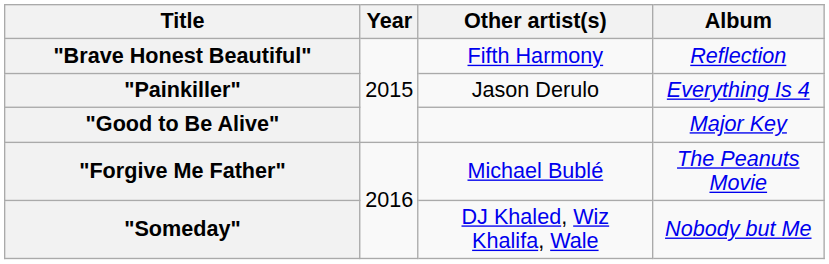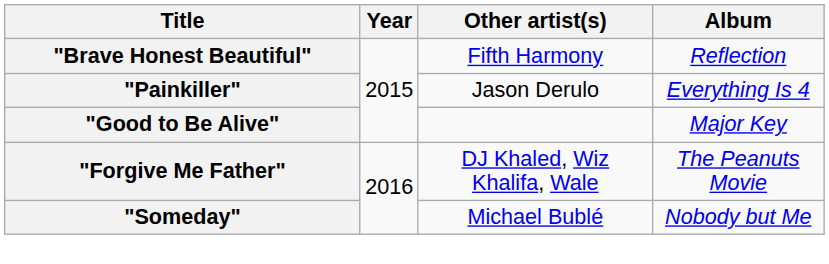(535, 170) Michael Bublé -> (535, 170) DJ Khaled, Wiz Khalifa, Wale
(535, 229) DJ Khaled, Wiz Khalifa, Wale -> (535, 217) Michael Bublé
